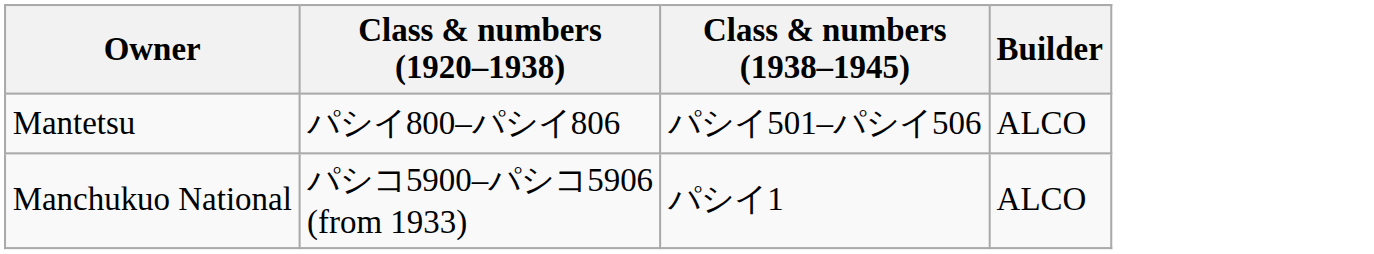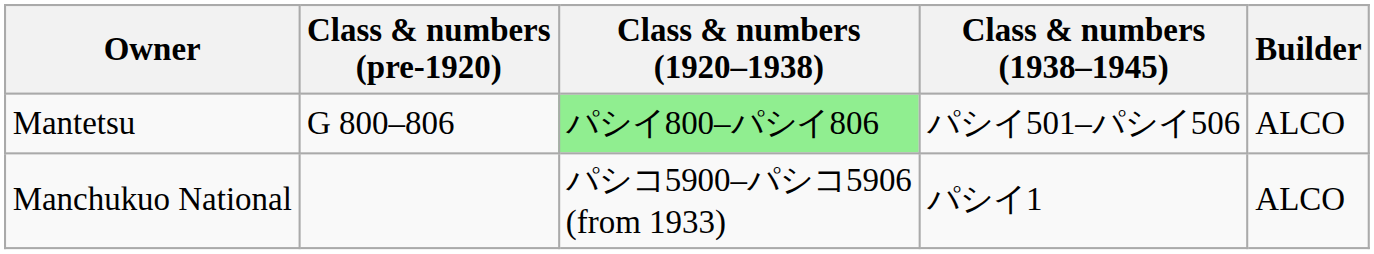+ column: (429, 49)
(464, 122) no background -> (722, 122) lightgreen background
